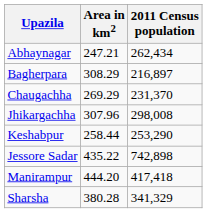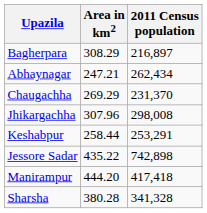rows swapped: (39, 53) <-> (37, 73)
(152, 135) 253,290 -> (152, 135) 253,291
(152, 197) 341,329 -> (152, 197) 341,328
